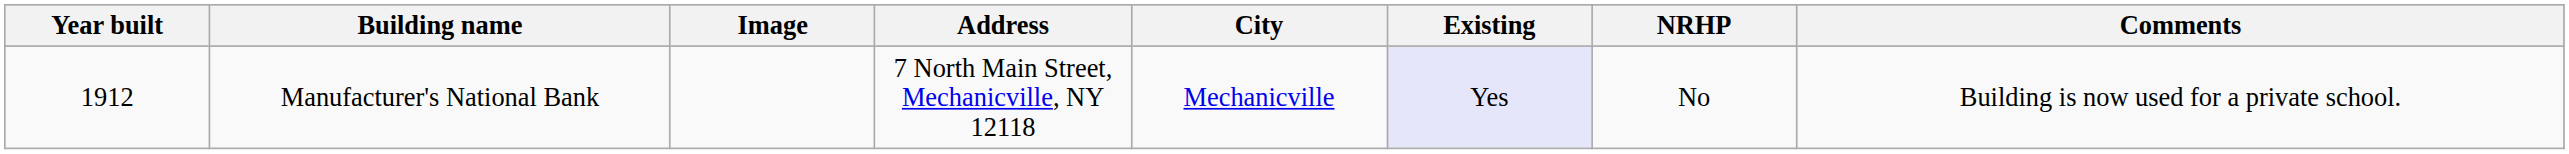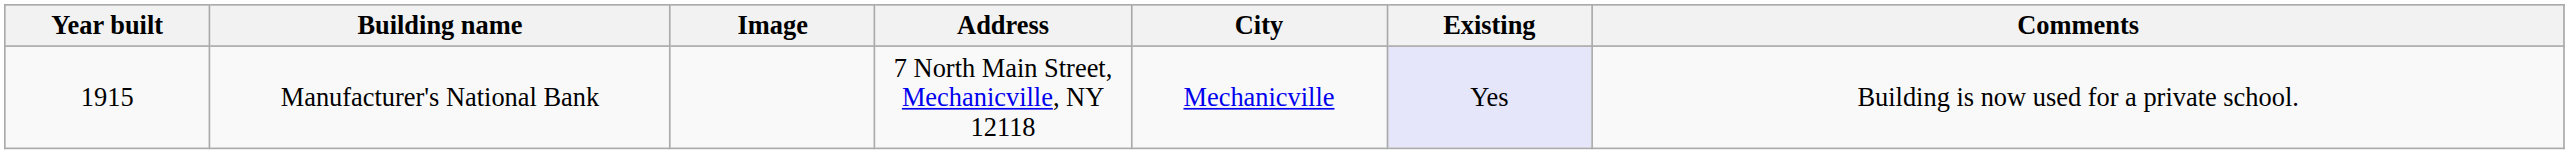- column: (1694, 25)
(107, 97) 1912 -> (107, 97) 1915
